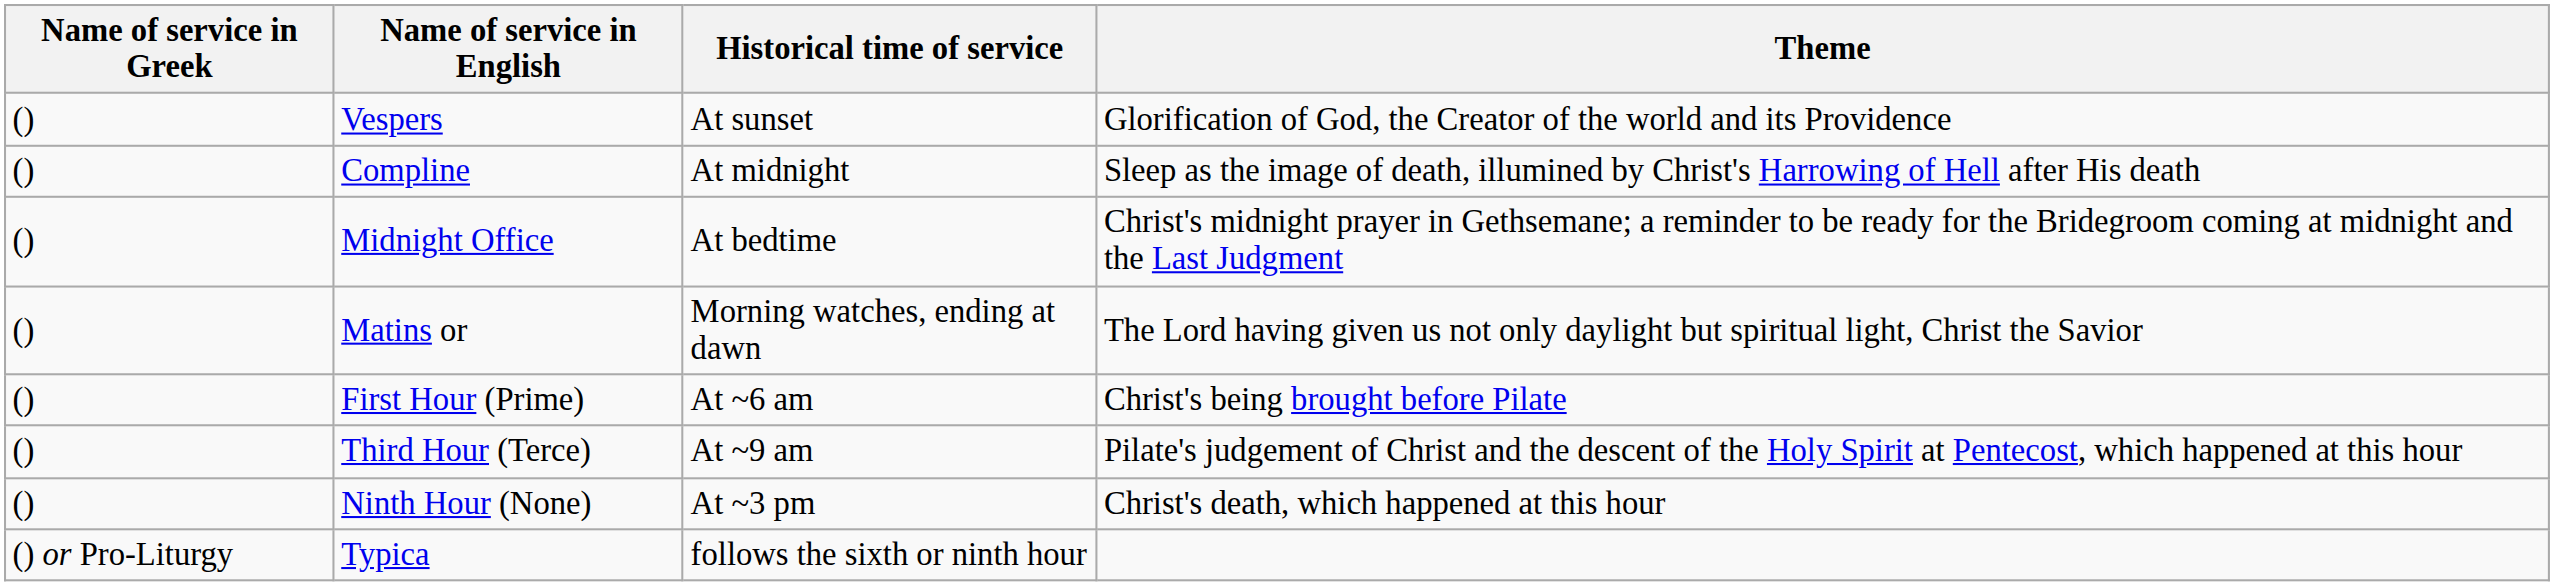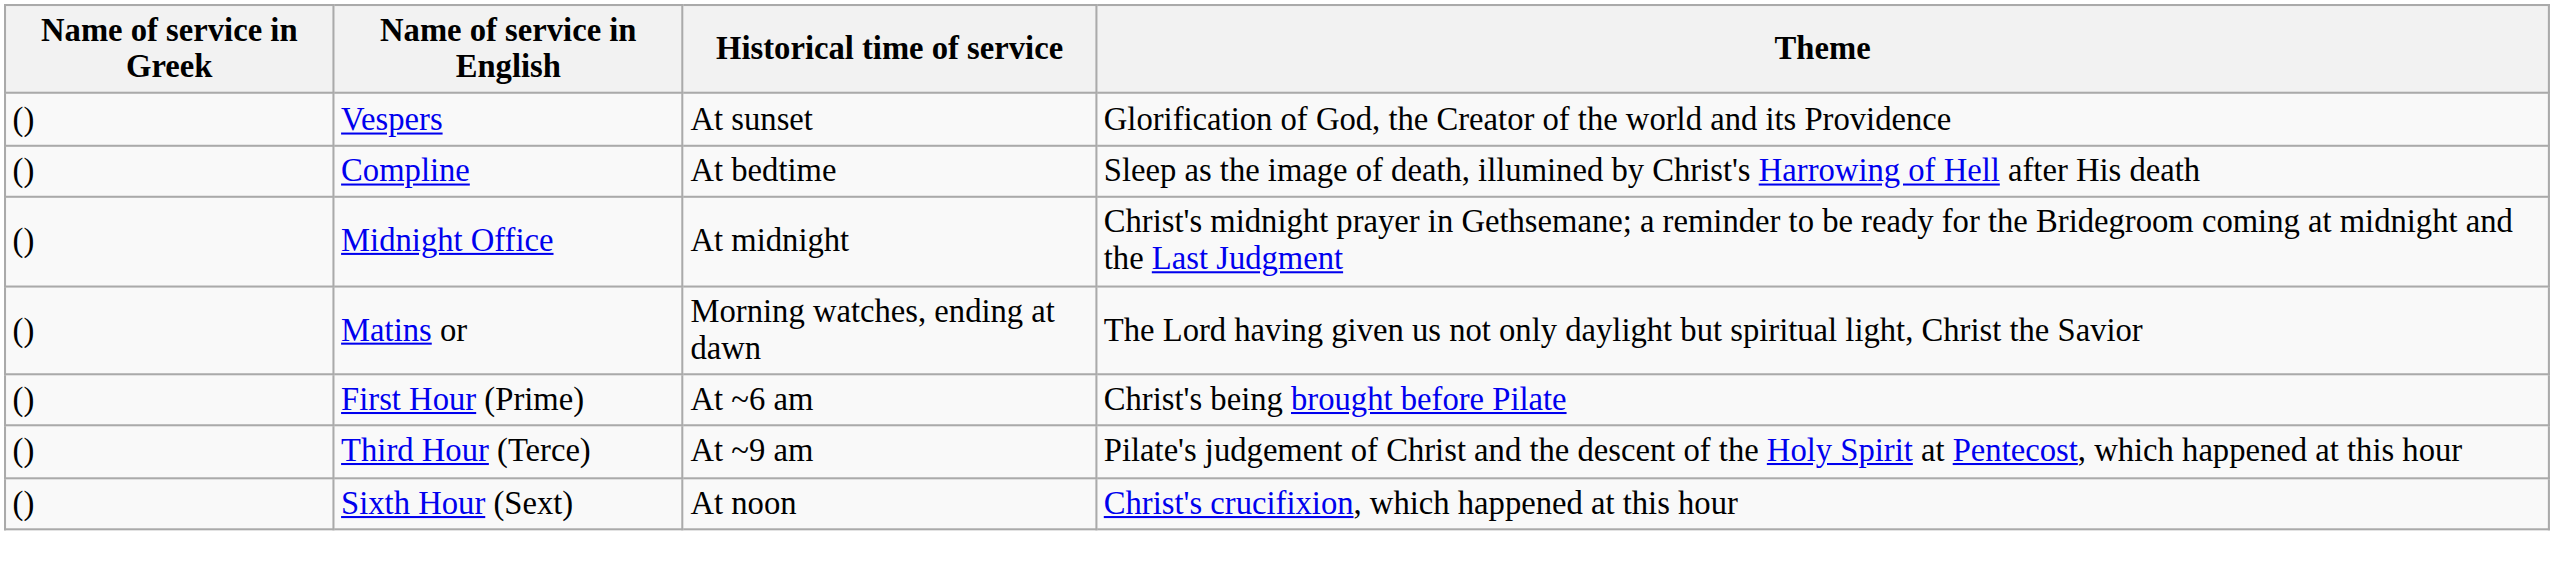(770, 170) At midnight -> (763, 170) At bedtime
(764, 240) At bedtime -> (770, 240) At midnight
+ row: (457, 502)
- row: (466, 502)
- row: (385, 554)
